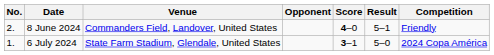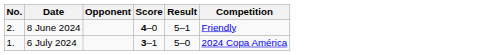- column: (183, 12)
